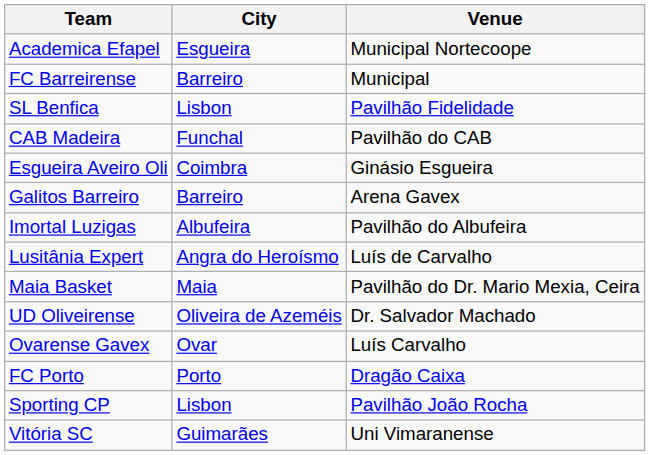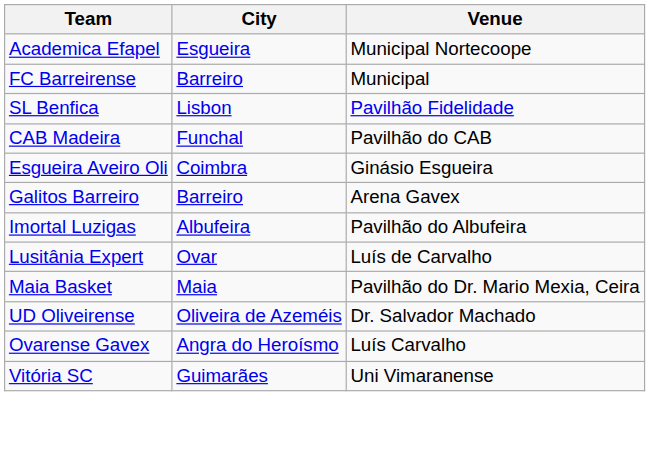(258, 256) Angra do Heroísmo -> (197, 256) Ovar
(197, 345) Ovar -> (258, 345) Angra do Heroísmo
- row: (46, 375)
- row: (59, 405)
